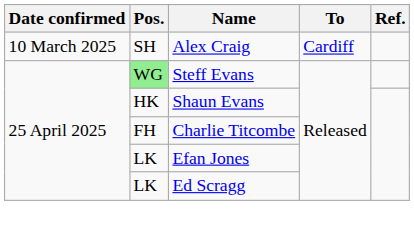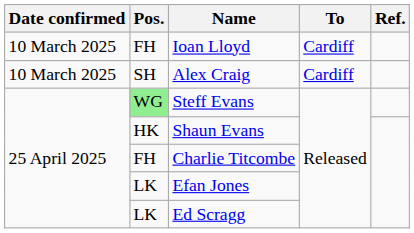+ row: (211, 46)
